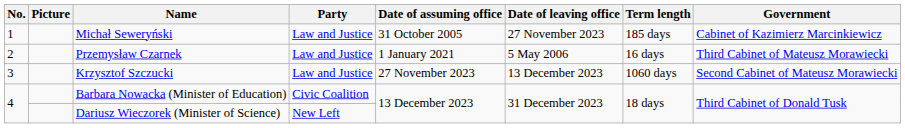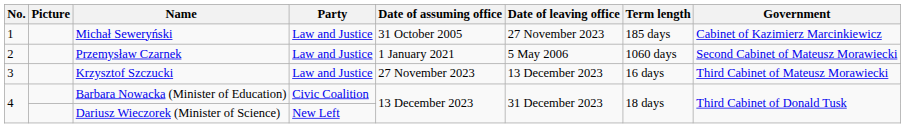(645, 53) 16 days -> (651, 53) 1060 days
(792, 53) Third Cabinet of Mateusz Morawiecki -> (797, 53) Second Cabinet of Mateusz Morawiecki
(651, 73) 1060 days -> (645, 73) 16 days
(797, 73) Second Cabinet of Mateusz Morawiecki -> (792, 73) Third Cabinet of Mateusz Morawiecki
